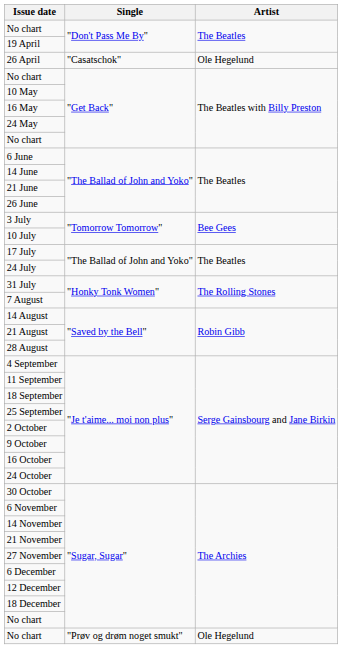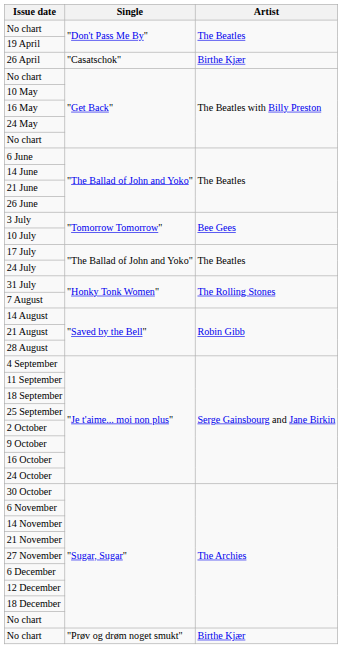(226, 60) Ole Hegelund -> (221, 60) Birthe Kjær
(226, 635) Ole Hegelund -> (221, 635) Birthe Kjær
